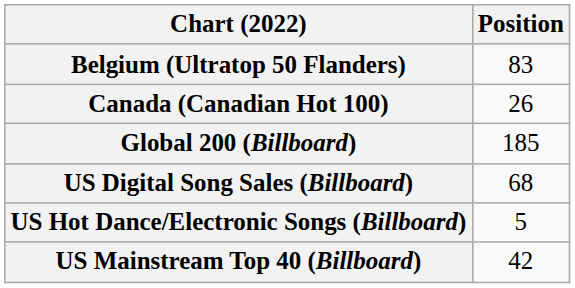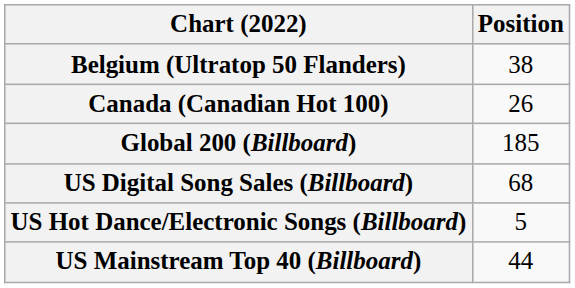(521, 63) 83 -> (521, 63) 38
(521, 261) 42 -> (521, 261) 44
